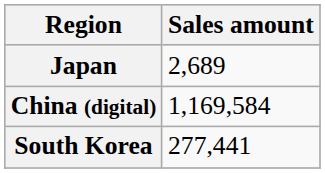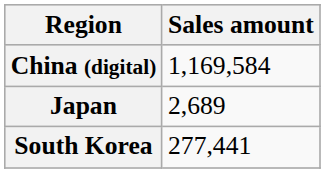rows swapped: (83, 106) <-> (83, 65)
